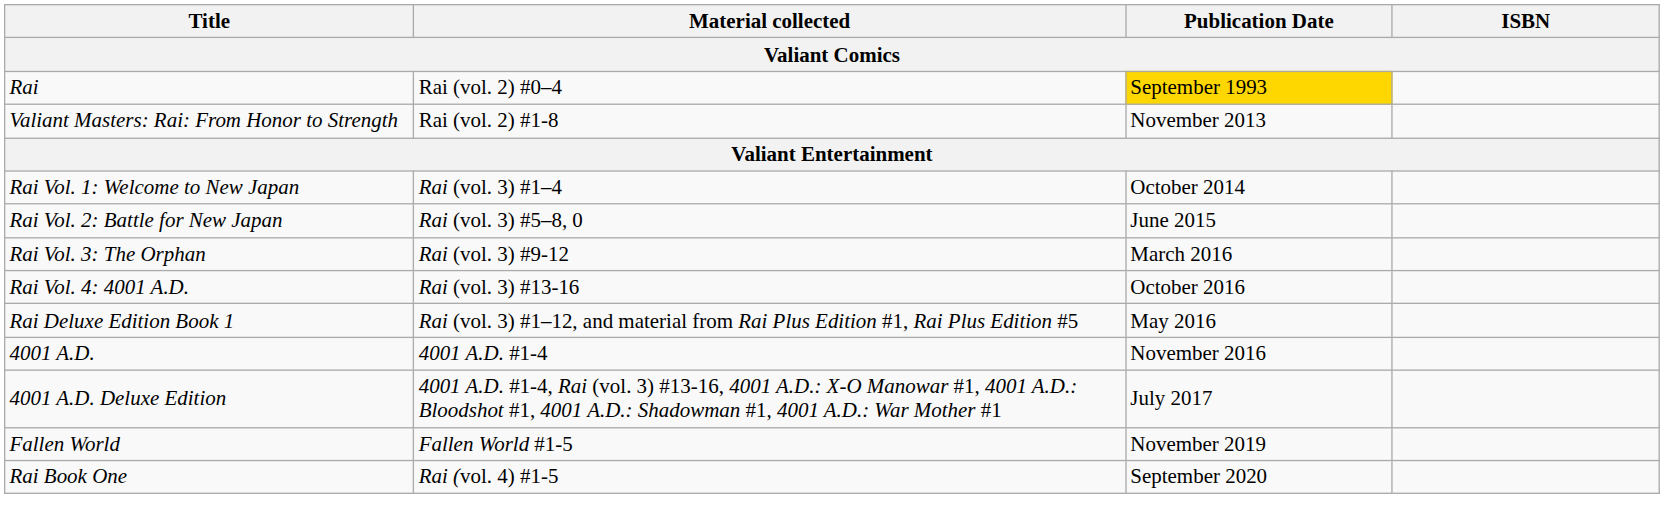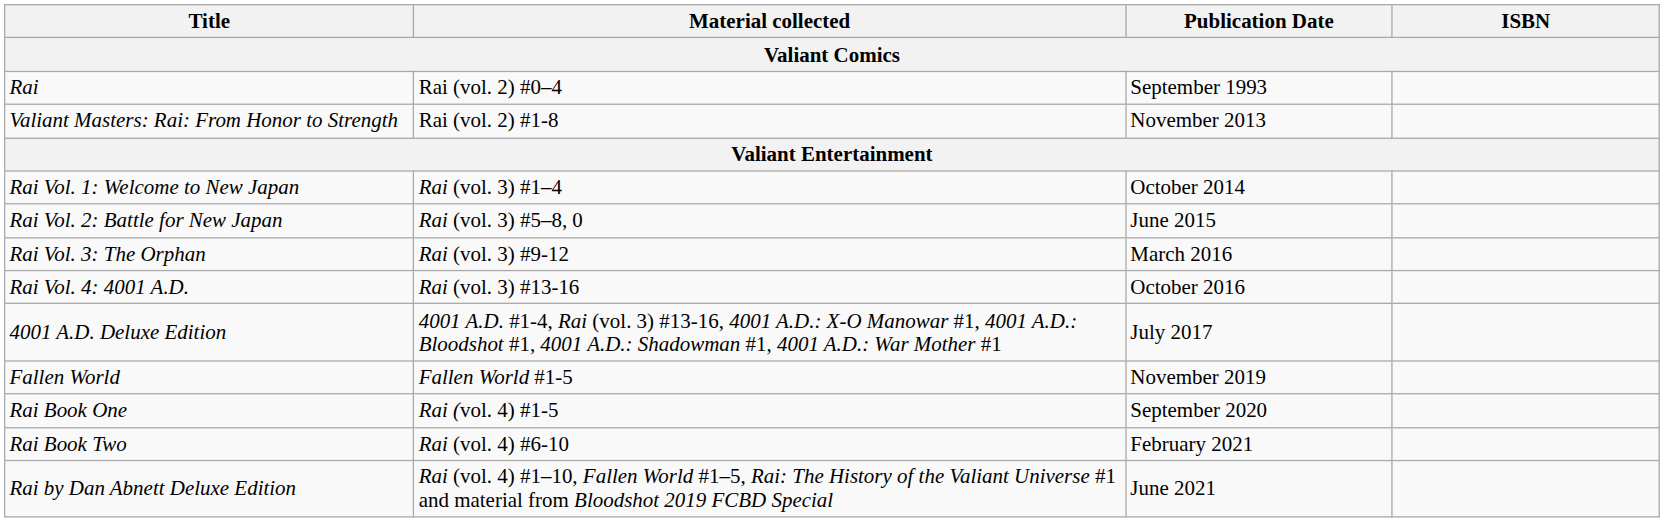(1199, 87) gold background -> (1199, 87) no background
- row: (122, 320)
- row: (52, 353)
+ row: (68, 443)
+ row: (153, 488)
